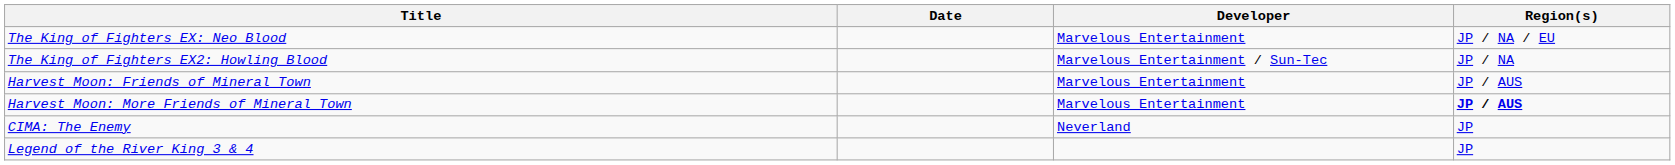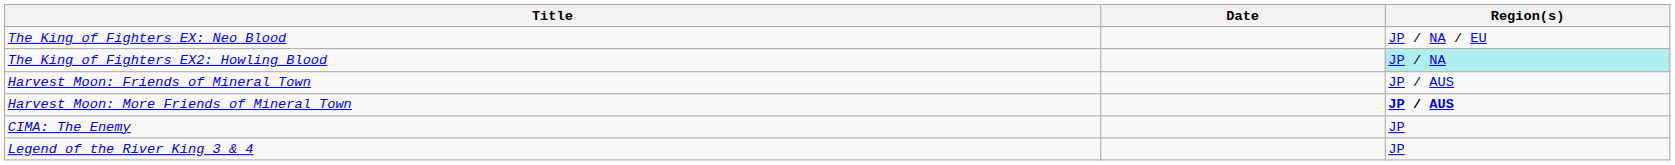- column: (1254, 16)
(1485, 60) no background -> (1417, 60) paleturquoise background
